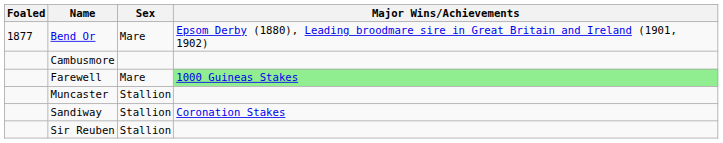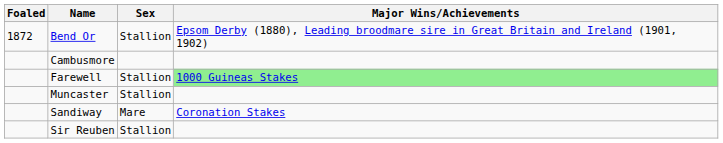(20, 37) 1877 -> (20, 37) 1872
(133, 37) Mare -> (145, 37) Stallion
(133, 78) Mare -> (145, 78) Stallion
(145, 112) Stallion -> (133, 112) Mare
